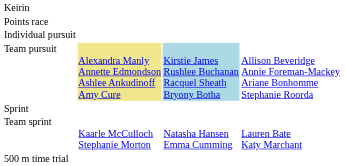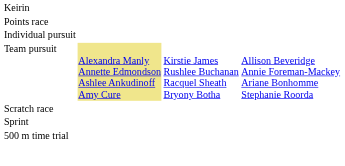(201, 77) lightblue background -> (201, 77) no background
+ row: (29, 108)
- row: (28, 122)
